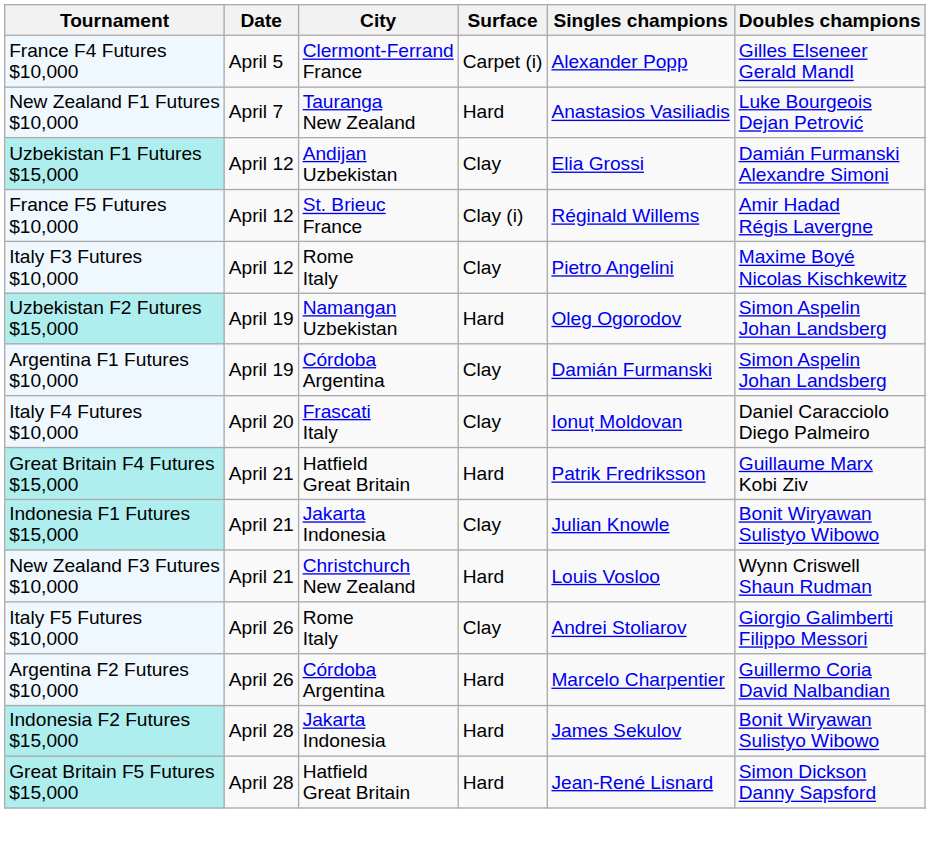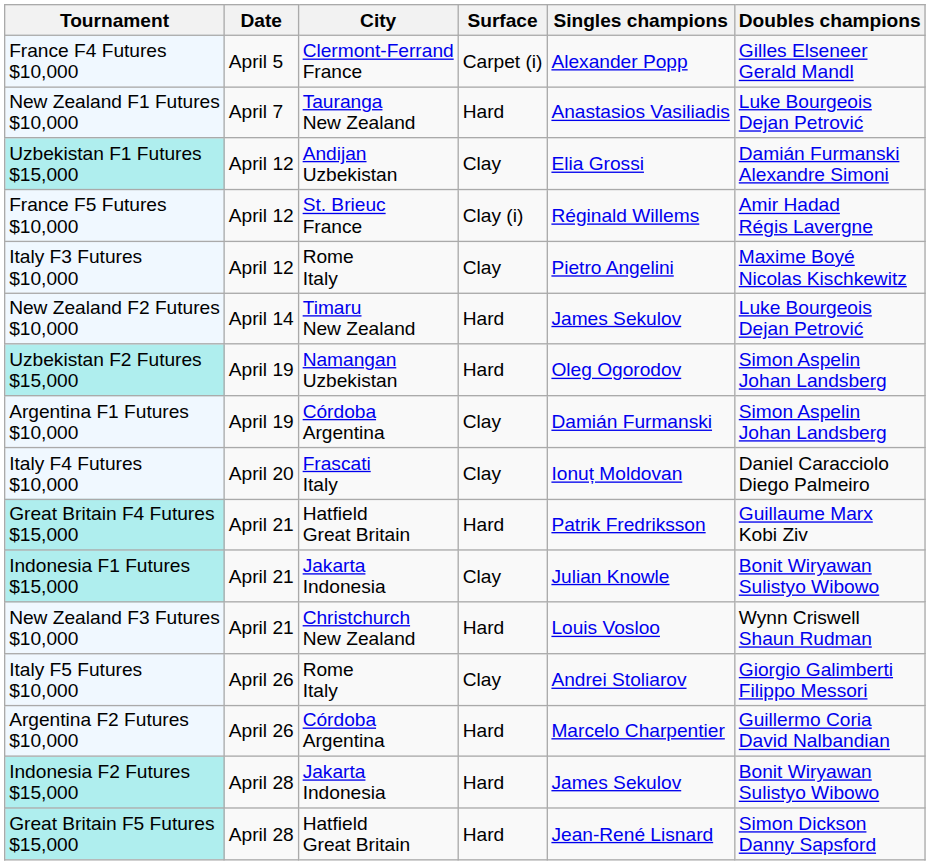+ row: (114, 319)
